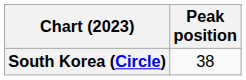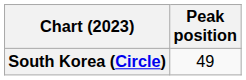(205, 61) 38 -> (205, 61) 49
